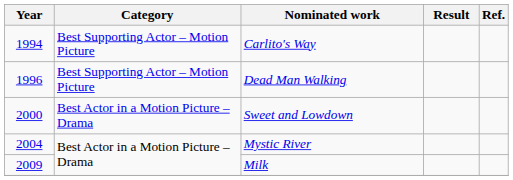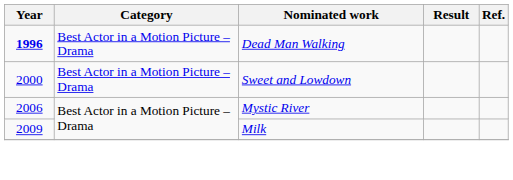- row: (280, 43)
(29, 79) normal -> (29, 43) bold
(143, 79) Best Supporting Actor – Motion Picture -> (144, 43) Best Actor in a Motion Picture – Drama
(29, 144) 2004 -> (29, 108) 2006
